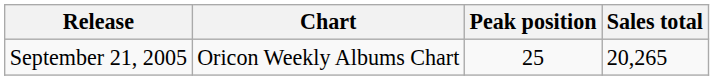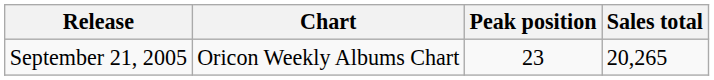(533, 57) 25 -> (533, 57) 23
